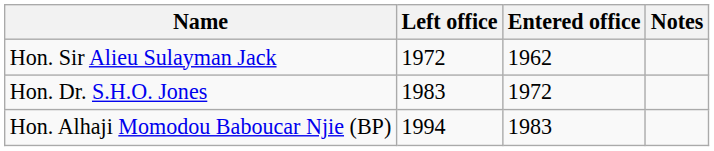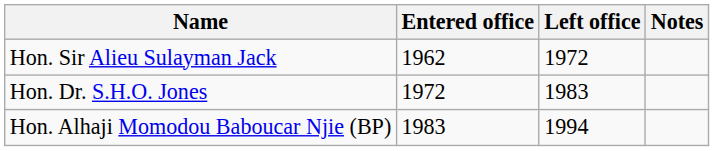columns swapped: (574, 22) <-> (450, 22)
